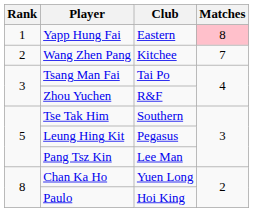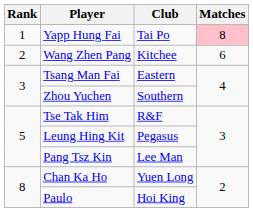(156, 34) Eastern -> (153, 34) Tai Po
(222, 55) 7 -> (222, 55) 6
(153, 75) Tai Po -> (156, 75) Eastern
(150, 95) R&F -> (160, 95) Southern
(160, 116) Southern -> (150, 116) R&F
